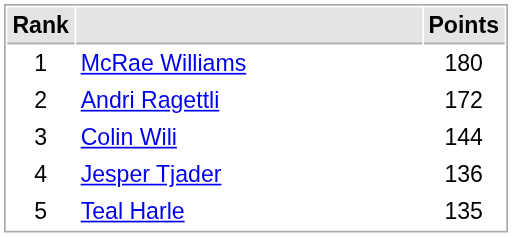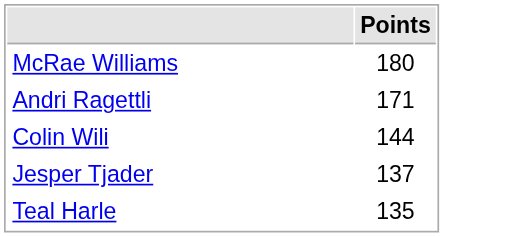- column: (41, 25)
(464, 101) 172 -> (395, 101) 171
(464, 175) 136 -> (395, 175) 137
